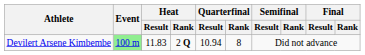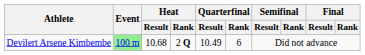(156, 43) 11.83 -> (156, 43) 10.68
(211, 43) 10.94 -> (211, 43) 10.49
(239, 43) 8 -> (239, 43) 6
